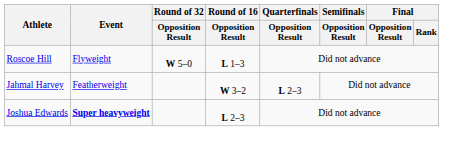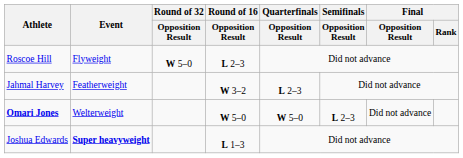(233, 65) L 1–3 -> (233, 65) L 2–3
+ row: (33, 113)
(233, 118) L 2–3 -> (233, 145) L 1–3
